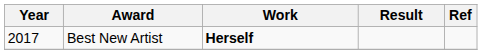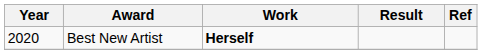(23, 37) 2017 -> (23, 37) 2020
